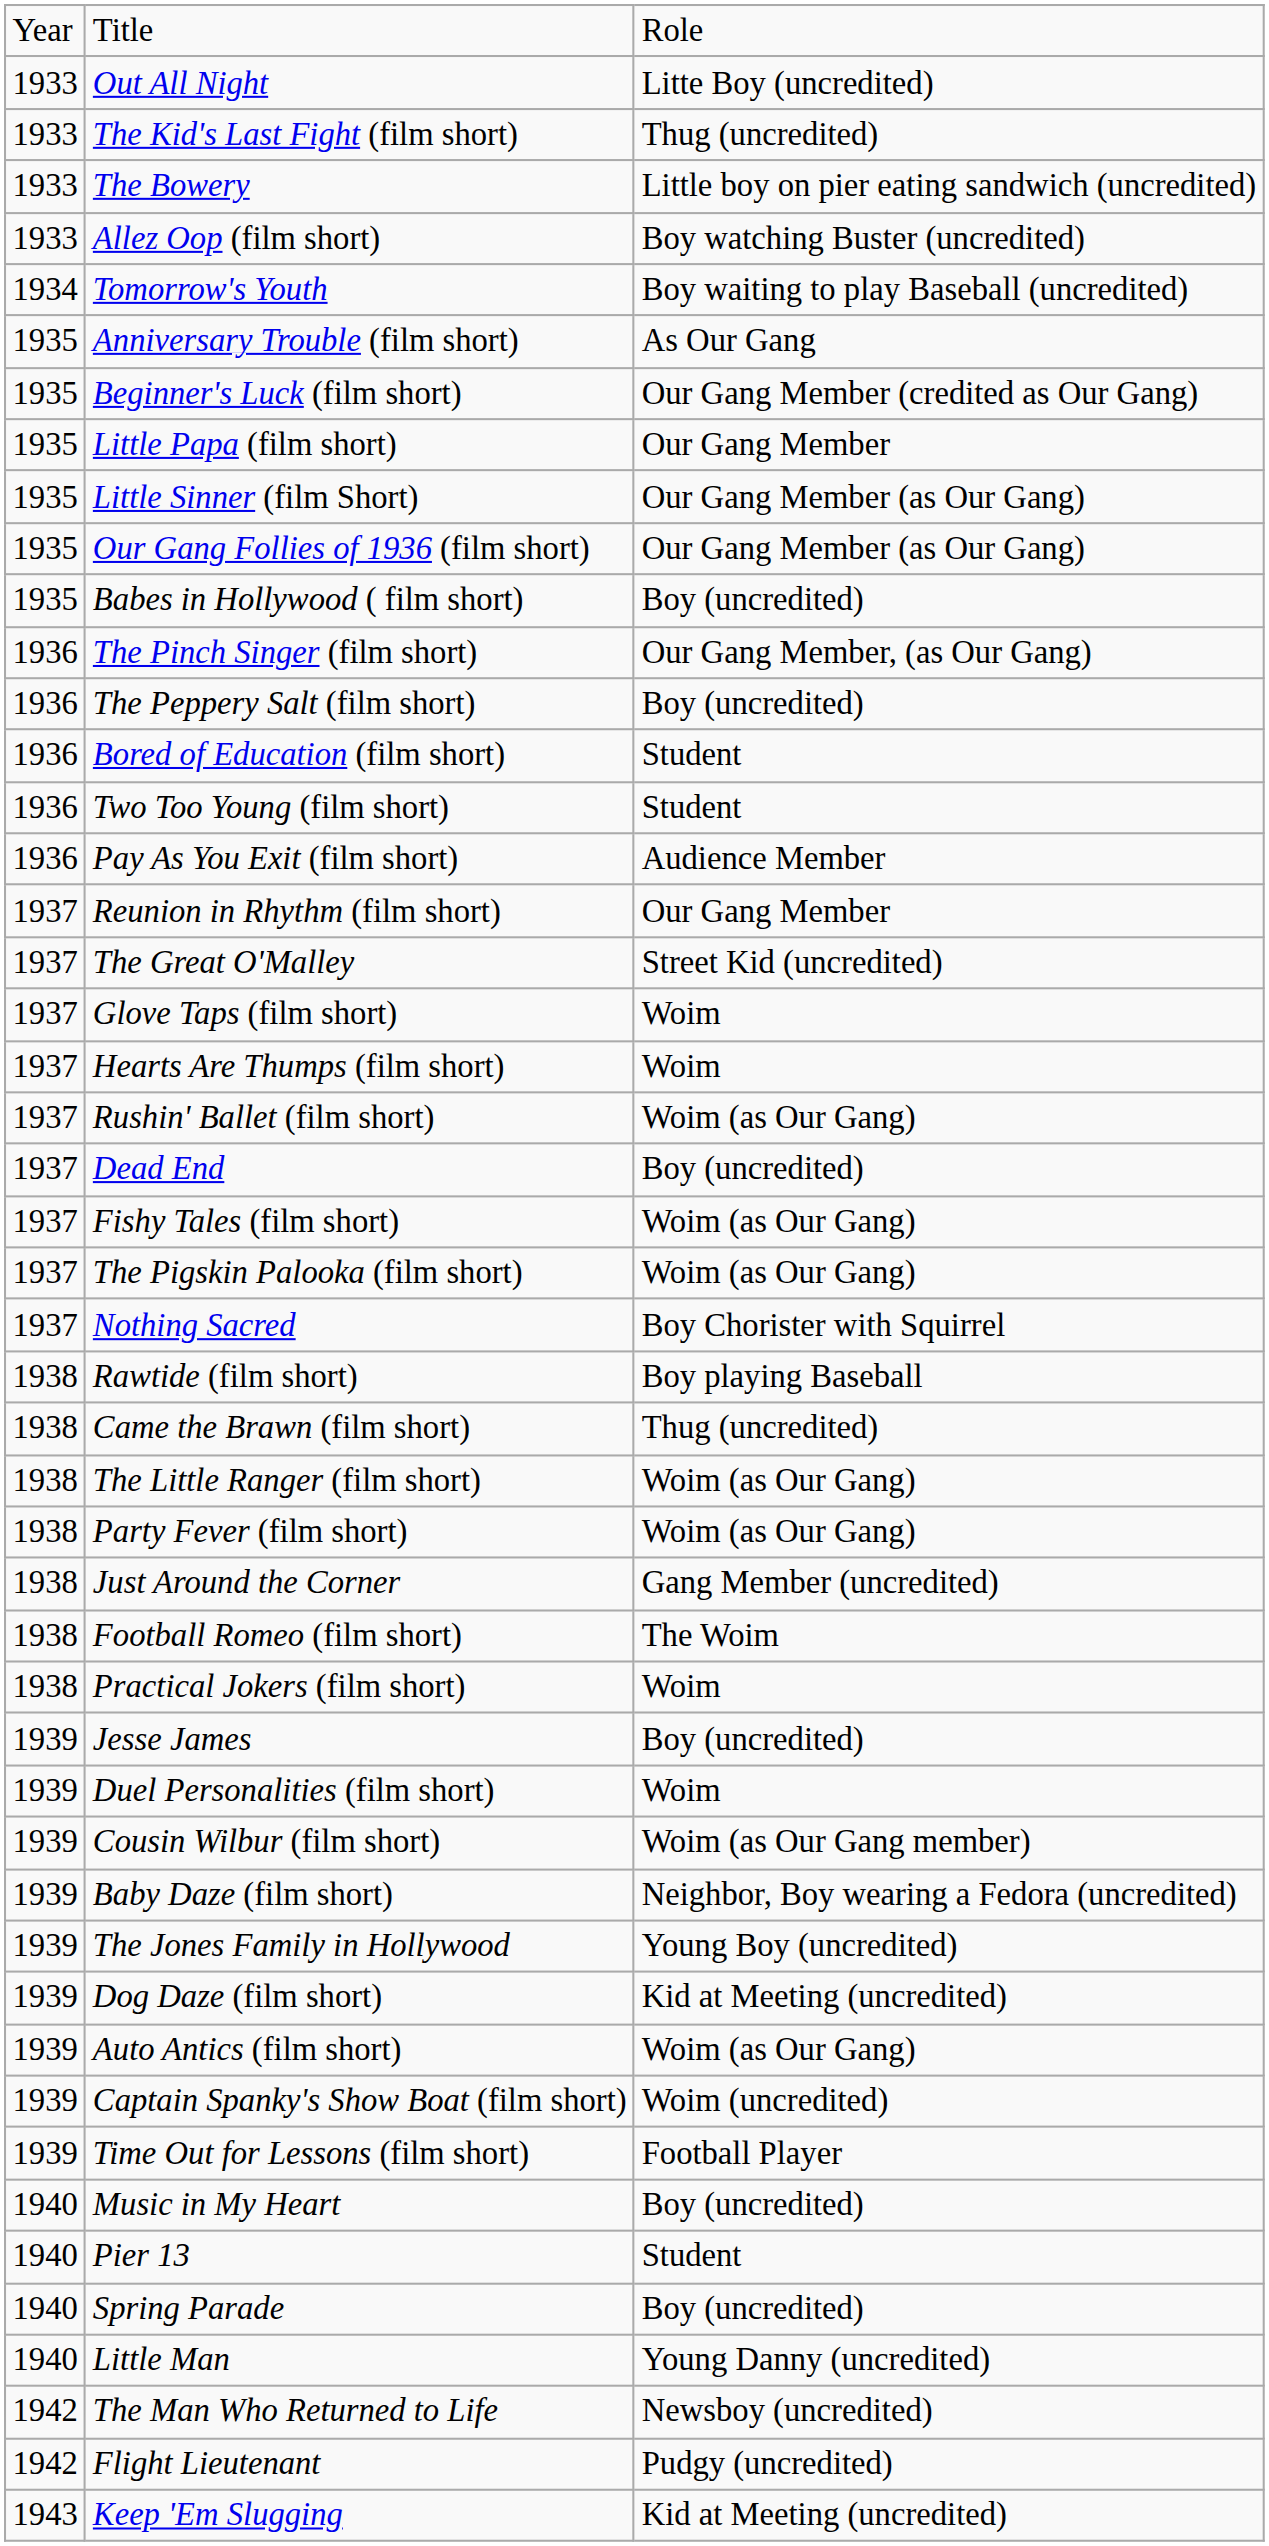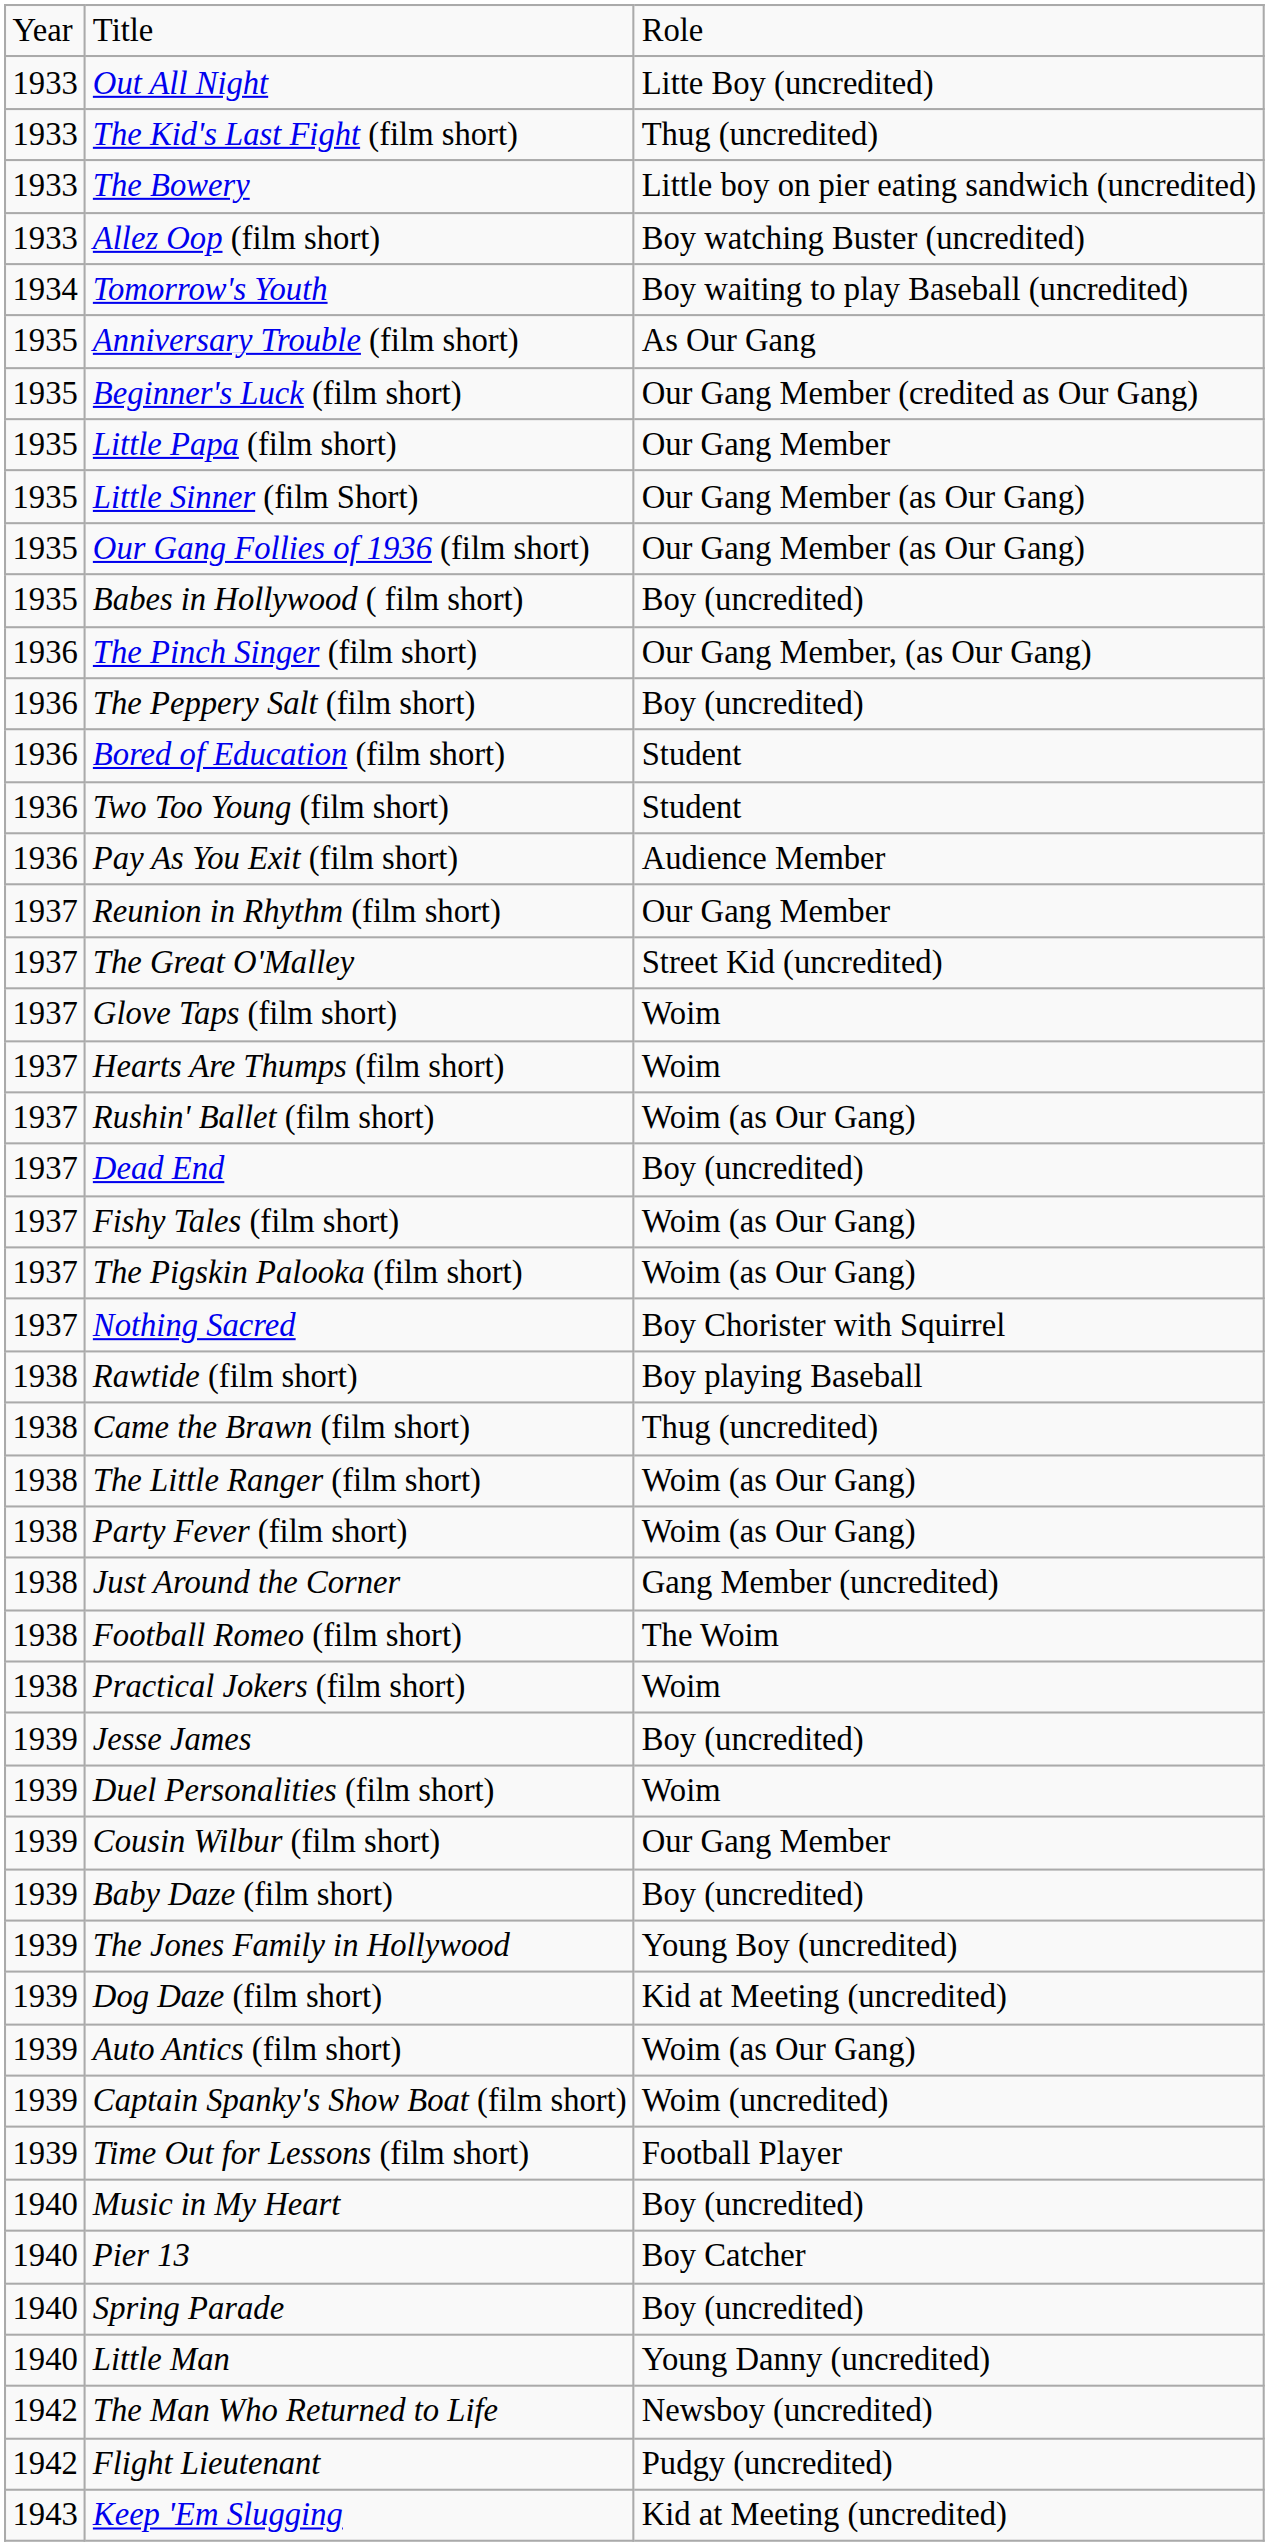(836, 1842) Woim (as Our Gang member) -> (766, 1842) Our Gang Member
(939, 1893) Neighbor, Boy wearing a Fedora (uncredited) -> (753, 1893) Boy (uncredited)
(692, 2256) Student -> (724, 2256) Boy Catcher
